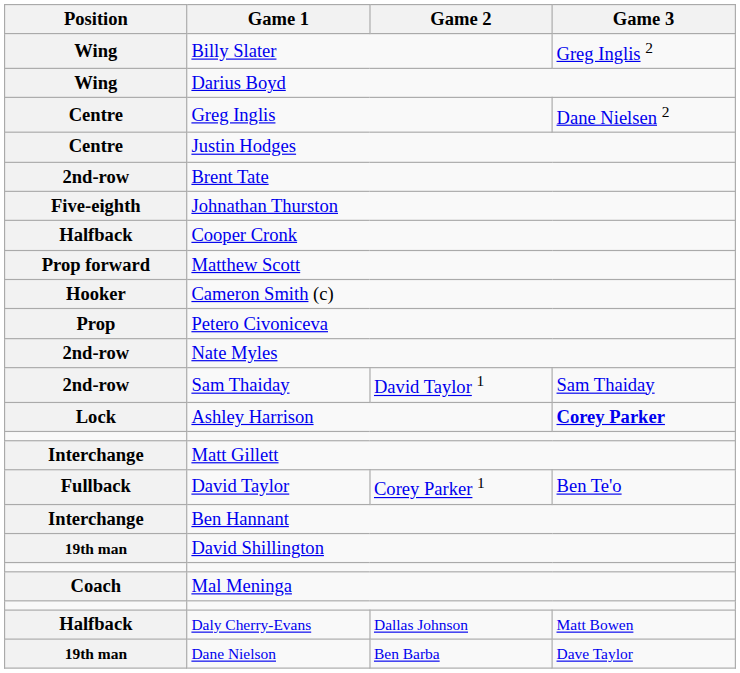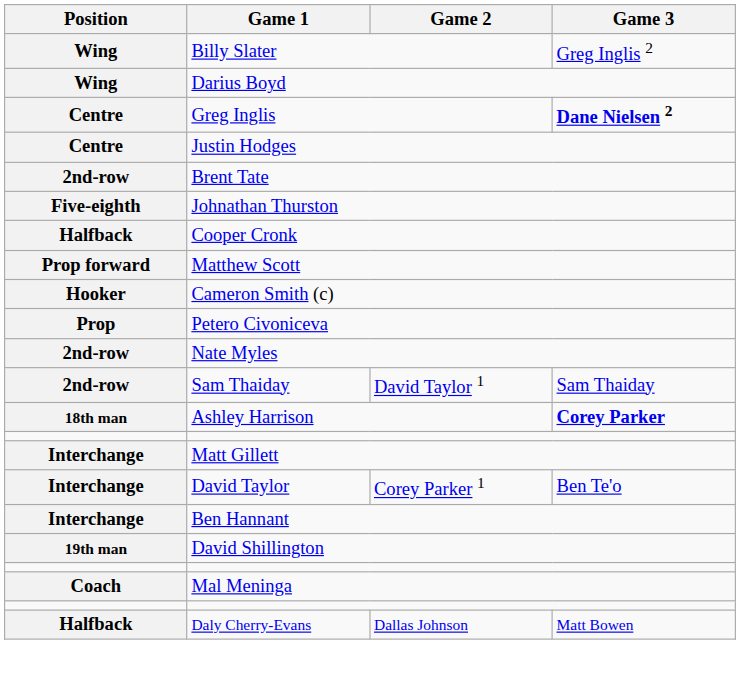(613, 115) normal -> (615, 115) bold
(96, 416) Lock -> (96, 418) 18th man
(96, 486) Fullback -> (96, 486) Interchange
- row: (234, 654)
